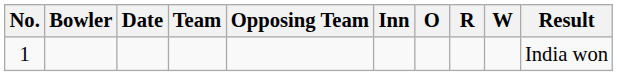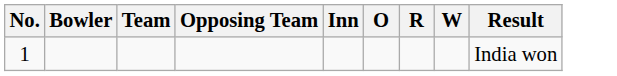- column: (143, 20)
